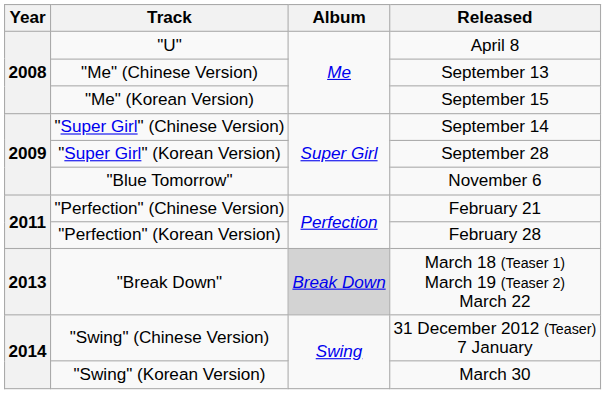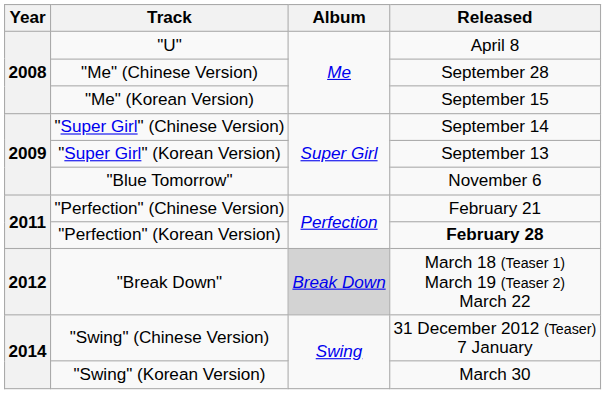(495, 72) September 13 -> (495, 72) September 28
(495, 153) September 28 -> (495, 153) September 13
(495, 235) normal -> (495, 235) bold
(28, 281) 2013 -> (28, 281) 2012
